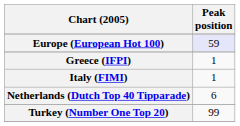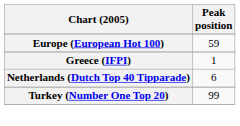(214, 43) lavender background -> (214, 43) no background
- row: (98, 78)
